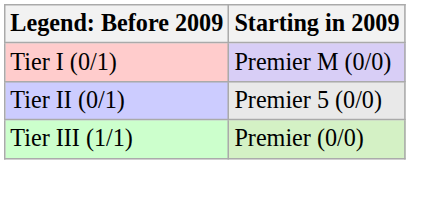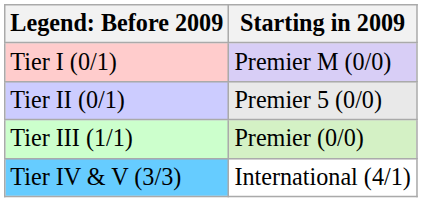+ row: (96, 176)
